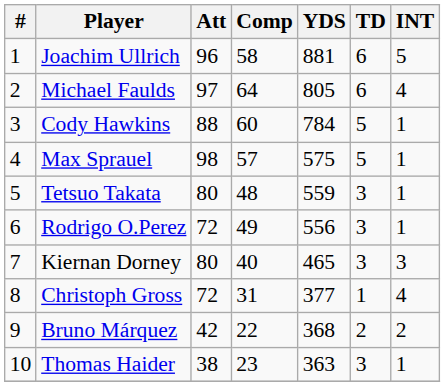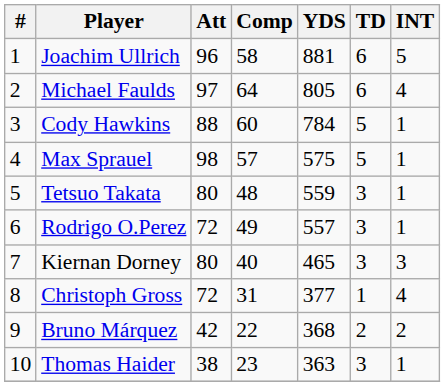(319, 227) 556 -> (319, 227) 557
